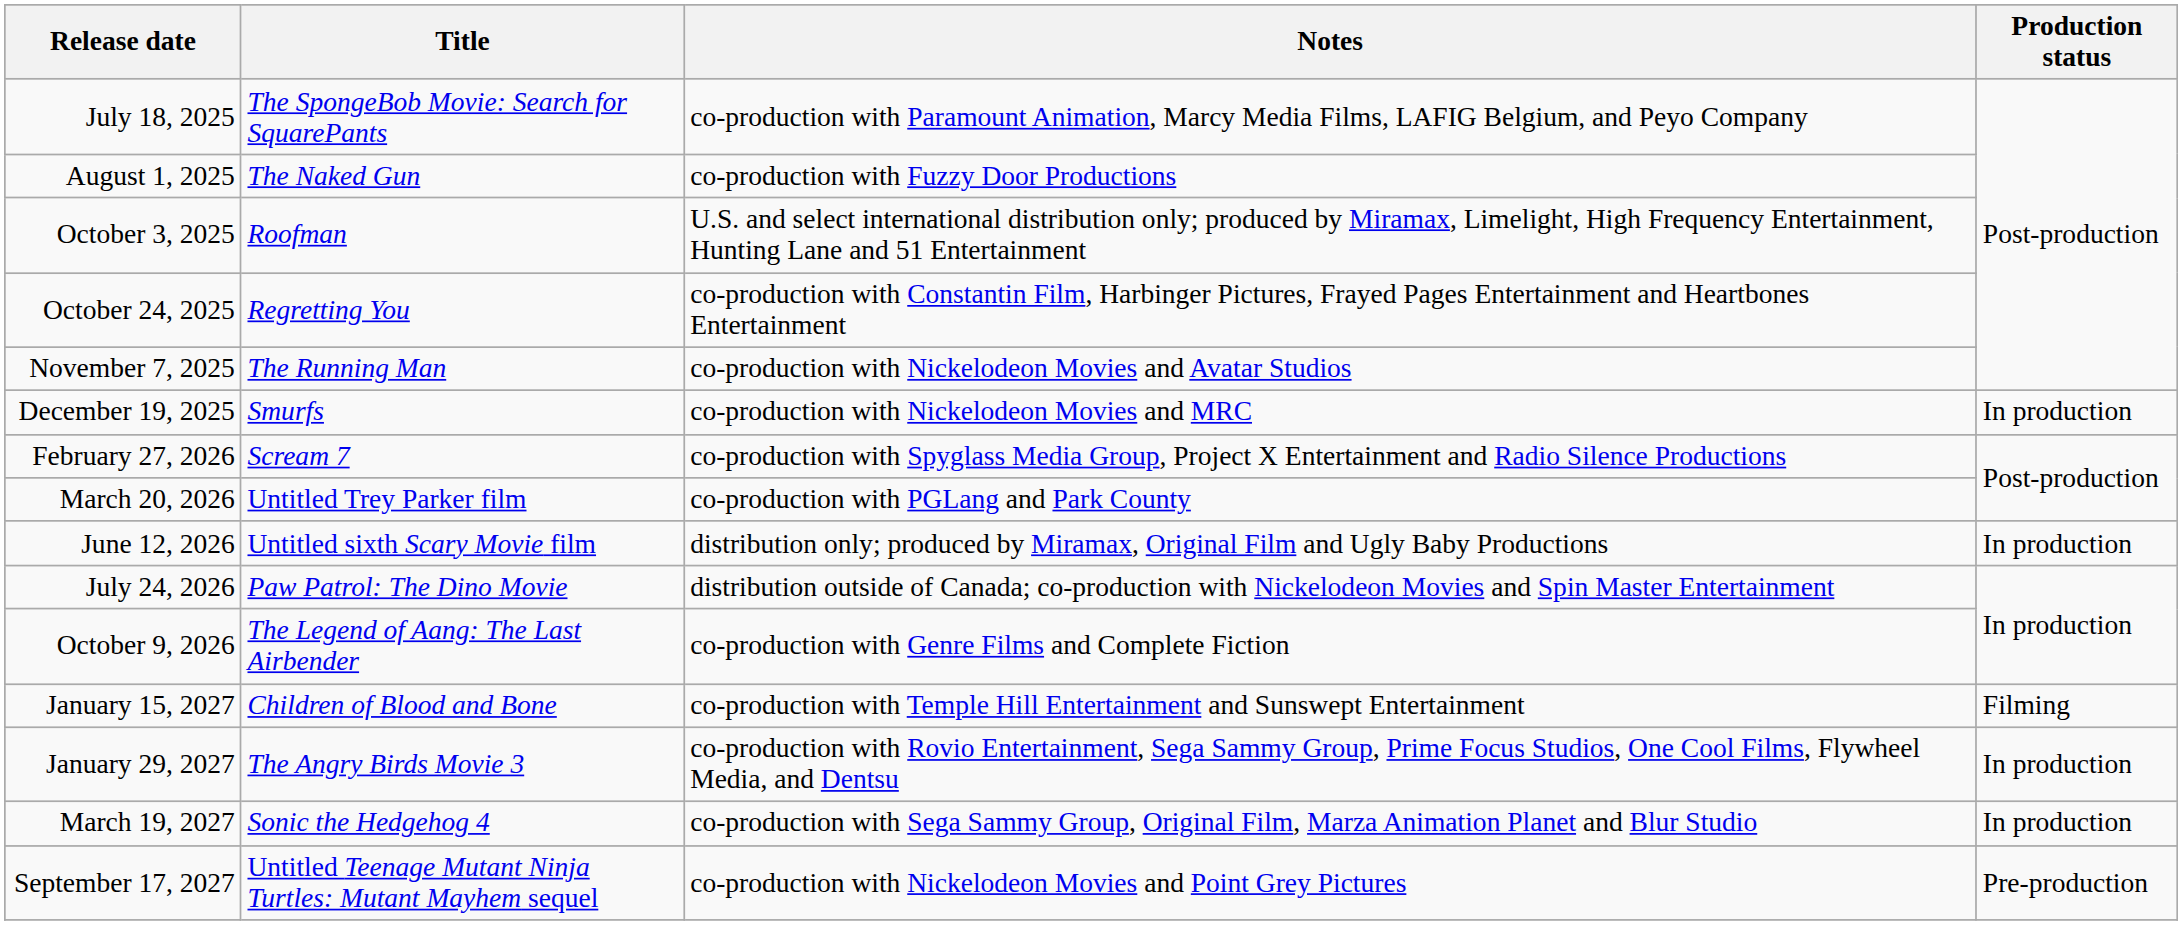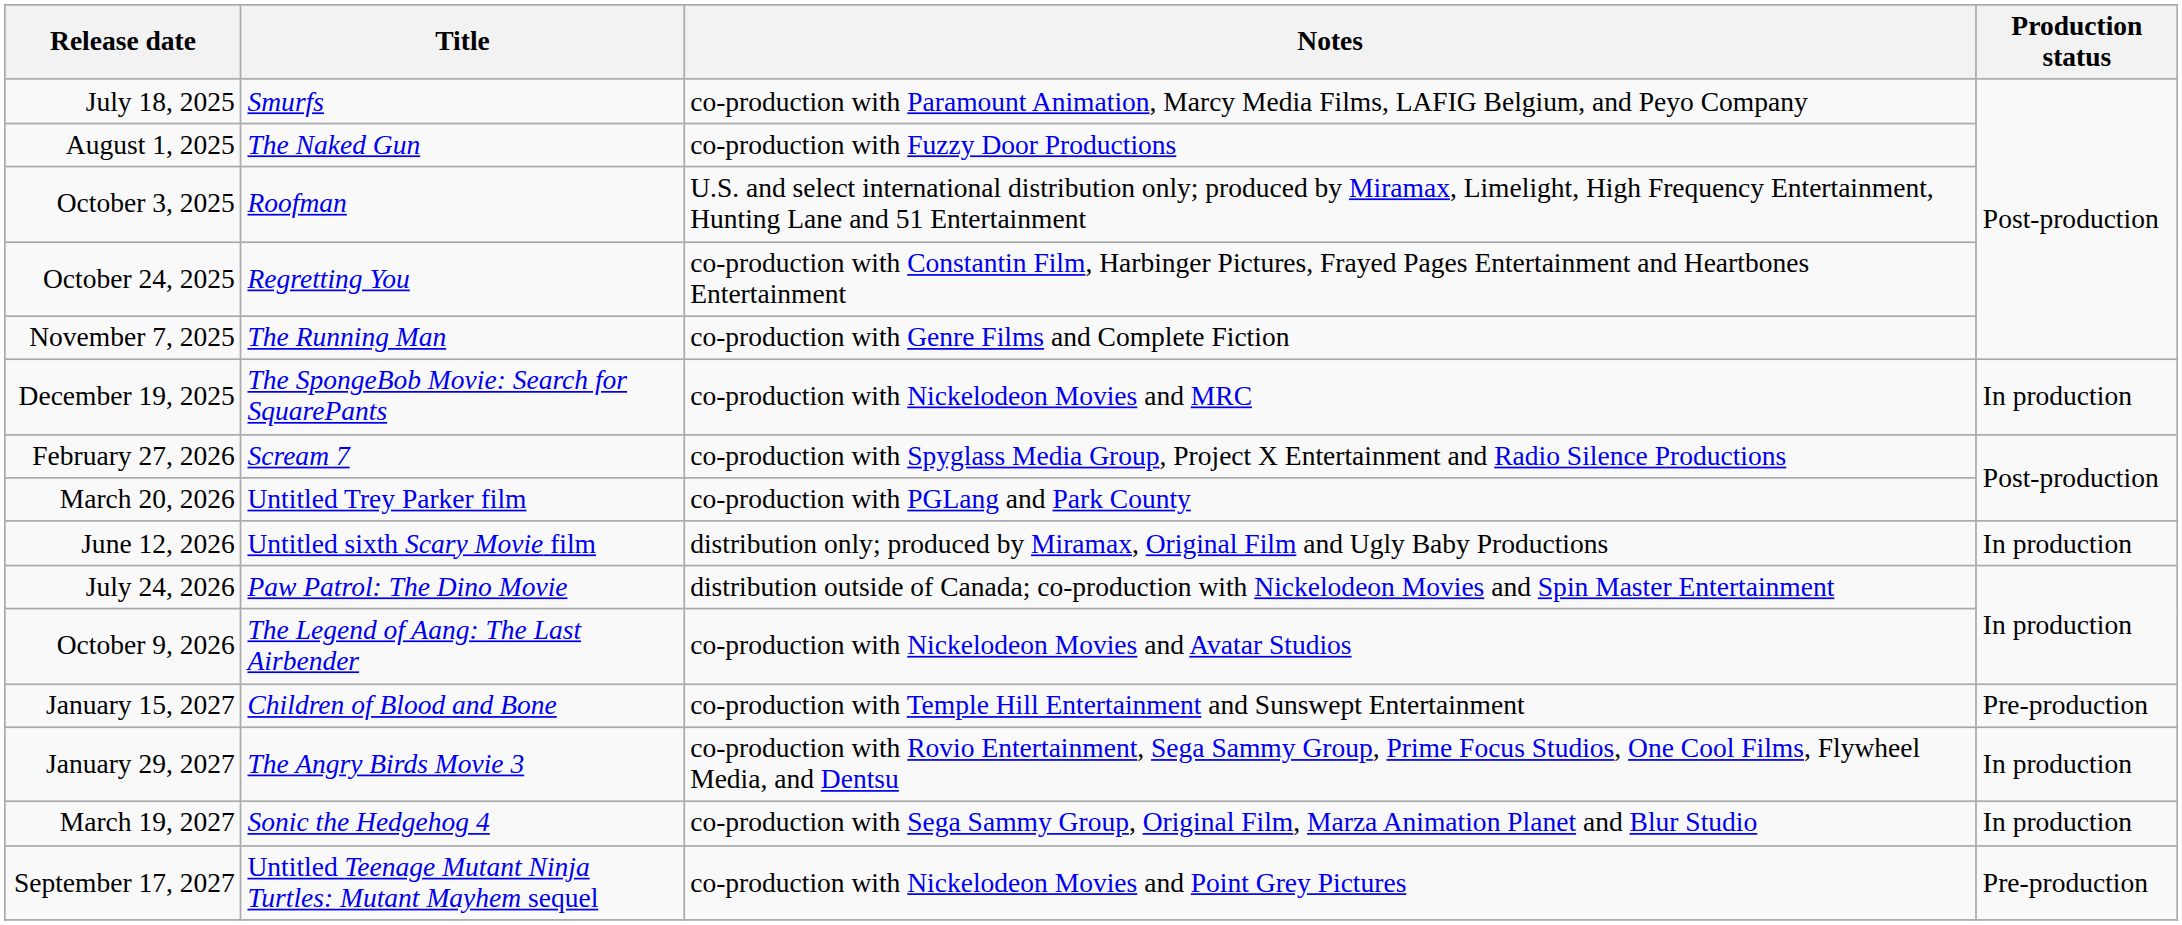(437, 116) The SpongeBob Movie: Search for SquarePants -> (286, 100) Smurfs
(1021, 368) co-production with Nickelodeon Movies and Avatar Studios -> (990, 337) co-production with Genre Films and Complete Fiction
(286, 412) Smurfs -> (437, 396) The SpongeBob Movie: Search for SquarePants
(990, 645) co-production with Genre Films and Complete Fiction -> (1021, 645) co-production with Nickelodeon Movies and Avatar Studios
(2026, 704) Filming -> (2065, 704) Pre-production
